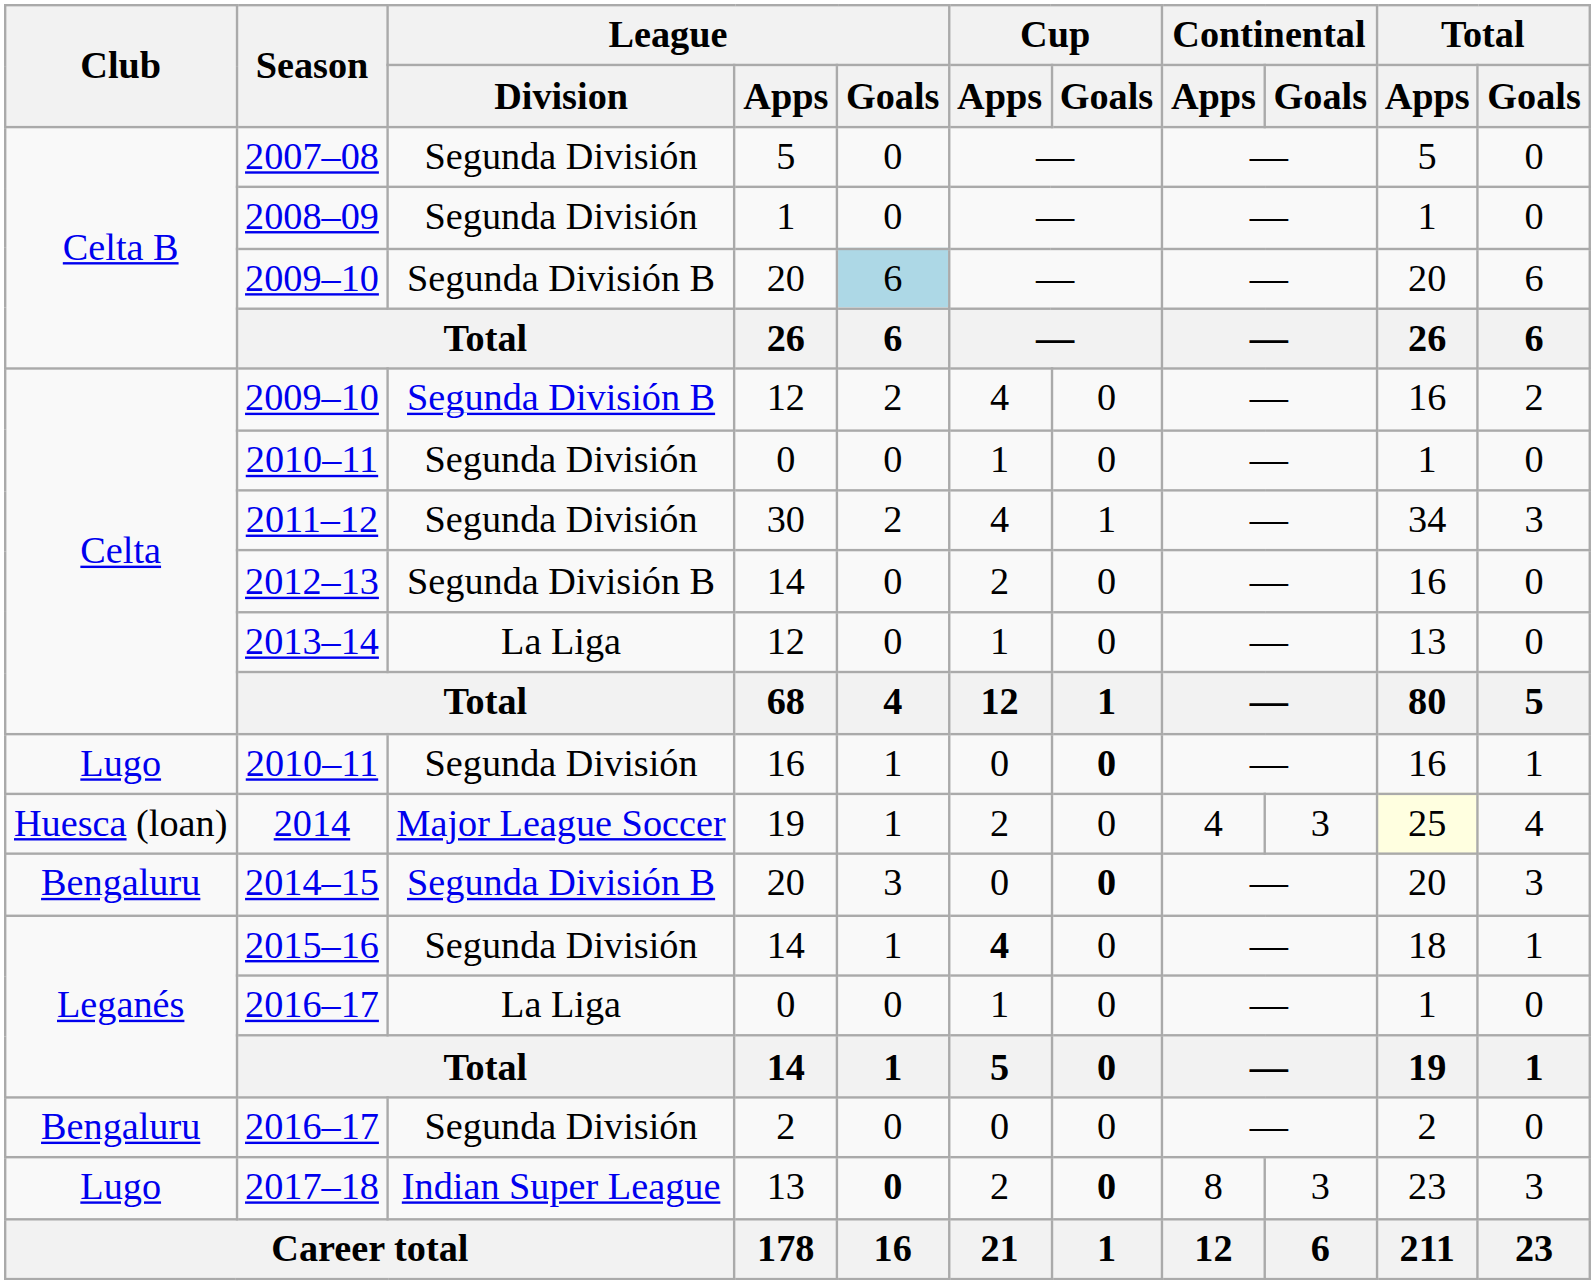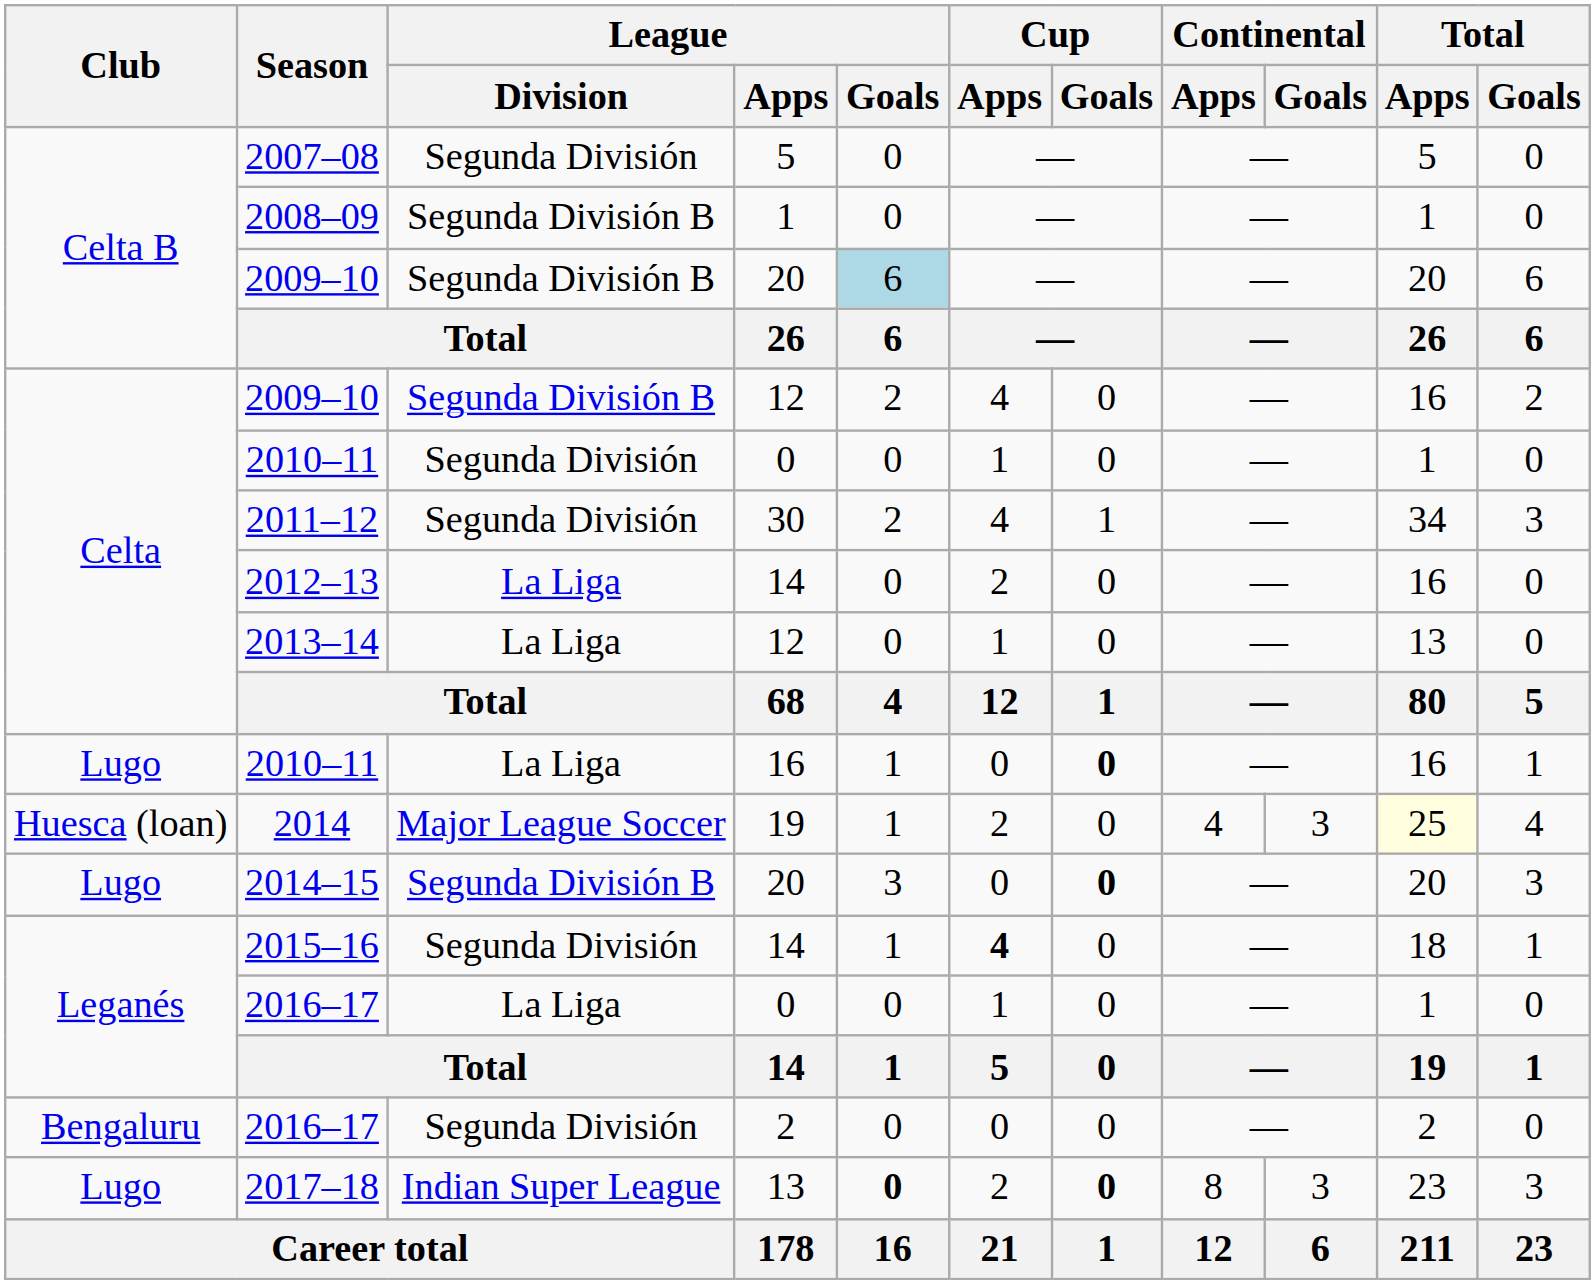(561, 216) Segunda División -> (561, 216) Segunda División B
(561, 580) Segunda División B -> (561, 580) La Liga
(561, 762) Segunda División -> (561, 762) La Liga
(121, 883) Bengaluru -> (121, 883) Lugo
